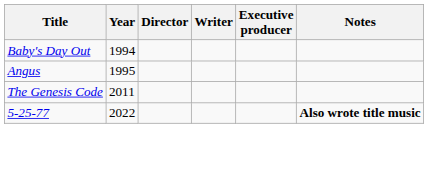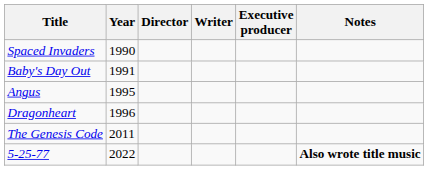+ row: (51, 50)
(122, 50) 1994 -> (122, 71) 1991
+ row: (42, 112)
